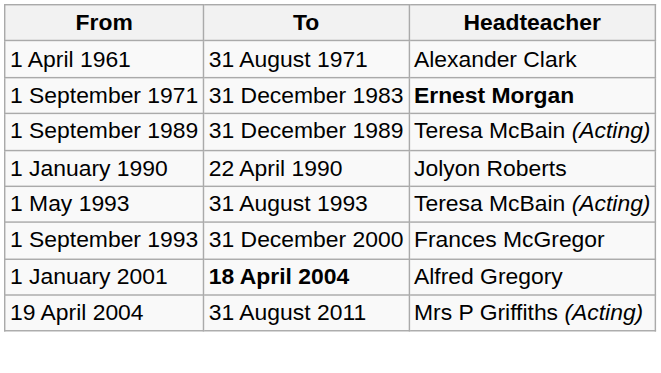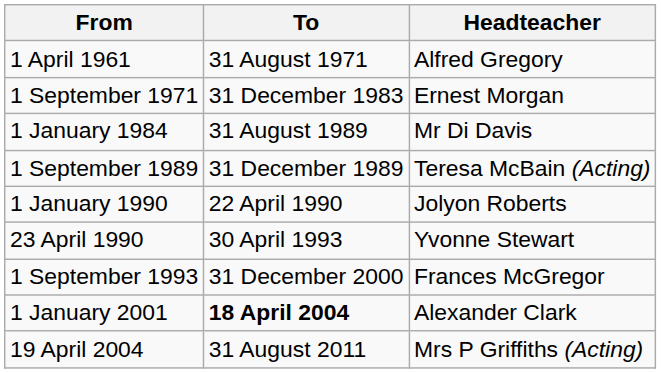(495, 58) Alexander Clark -> (488, 58) Alfred Gregory
(494, 95) bold -> (489, 95) normal
+ row: (89, 131)
+ row: (77, 240)
- row: (70, 204)
(488, 276) Alfred Gregory -> (495, 312) Alexander Clark
